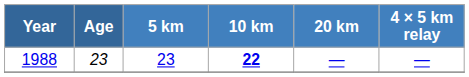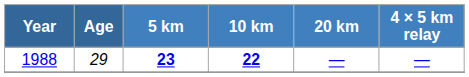(99, 60) 23 -> (99, 60) 29
(166, 60) normal -> (166, 60) bold
